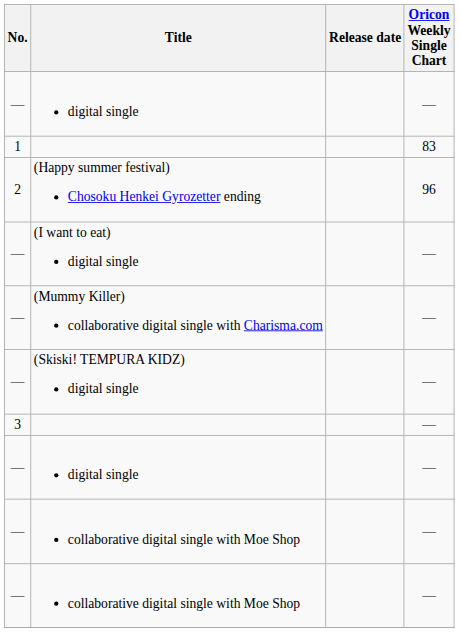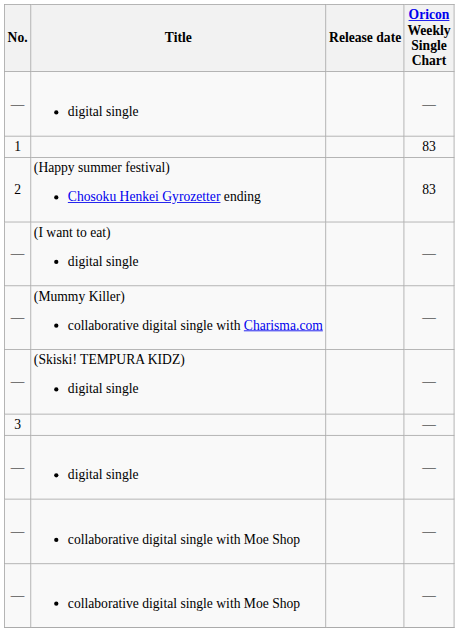(429, 189) 96 -> (429, 189) 83
